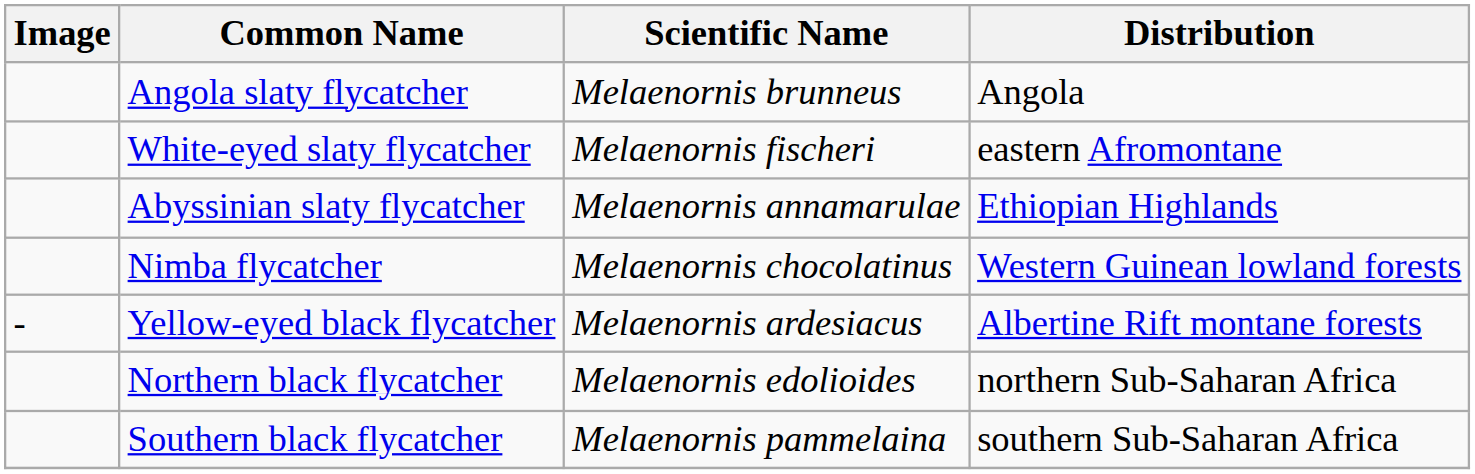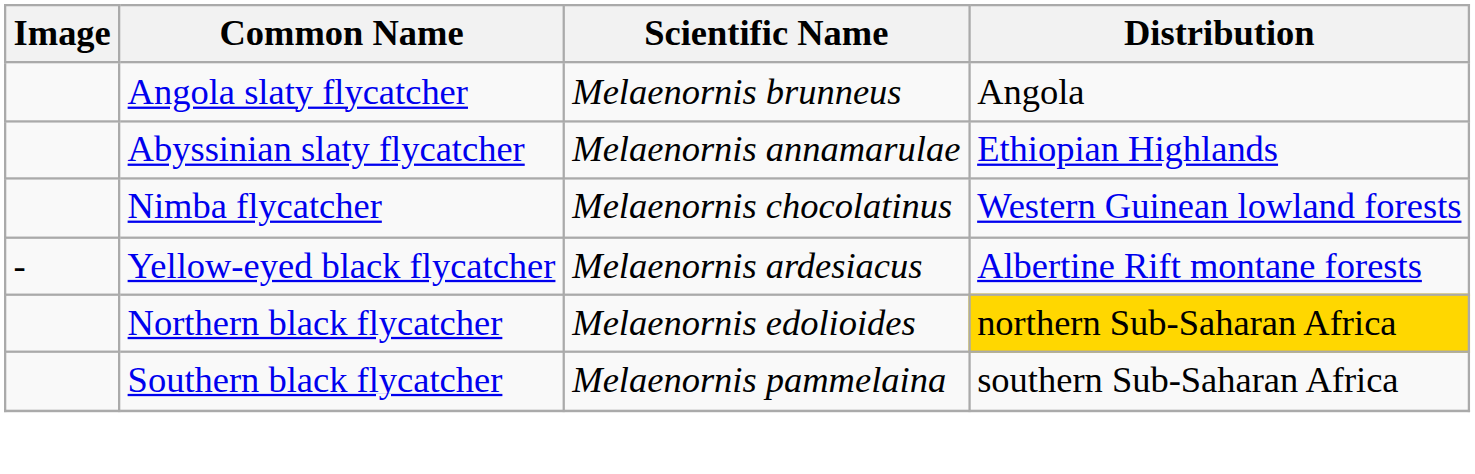- row: (329, 149)
(1187, 380) no background -> (1187, 322) gold background
